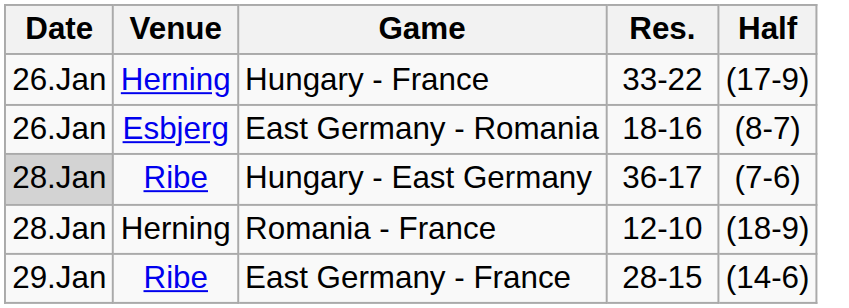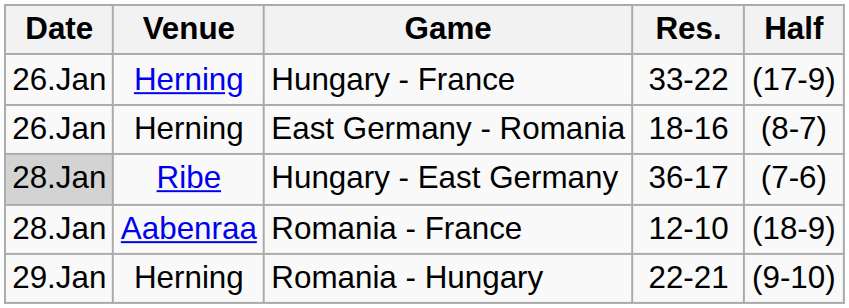(176, 128) Esbjerg -> (189, 128) Herning
(176, 228) Herning -> (189, 228) Aabenraa
+ row: (407, 278)
- row: (408, 278)
